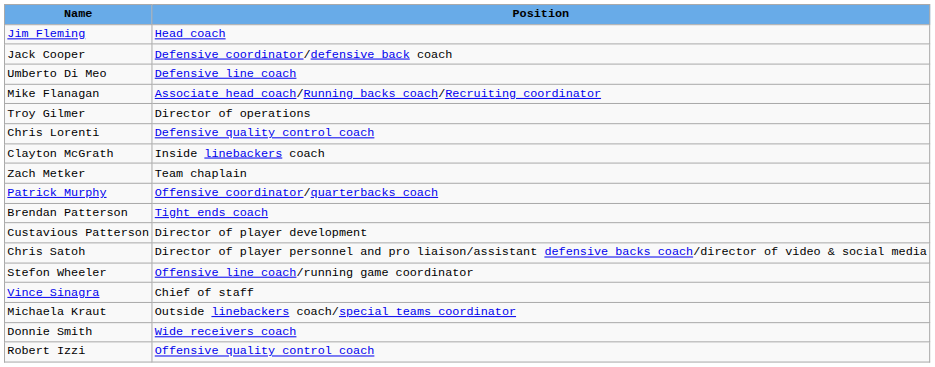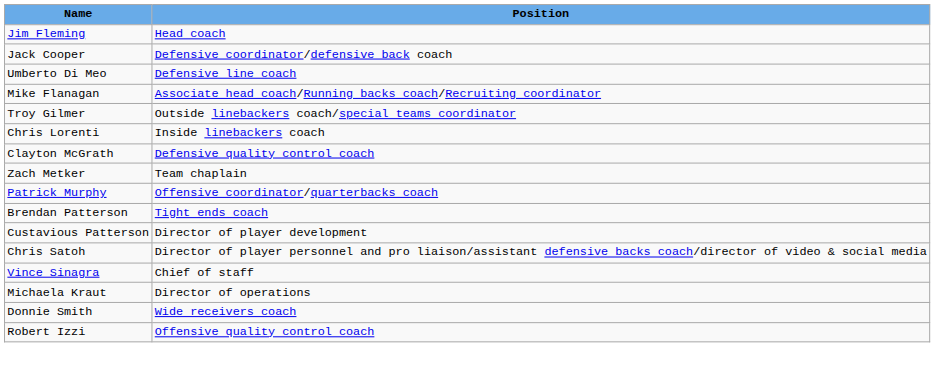(233, 113) Director of operations -> (335, 113) Outside linebackers coach/special teams coordinator
(265, 133) Defensive quality control coach -> (240, 133) Inside linebackers coach
(240, 153) Inside linebackers coach -> (265, 153) Defensive quality control coach
- row: (57, 272)
(335, 312) Outside linebackers coach/special teams coordinator -> (233, 292) Director of operations
